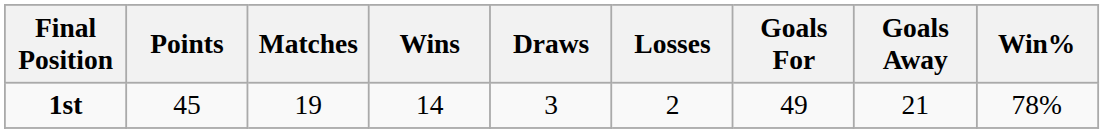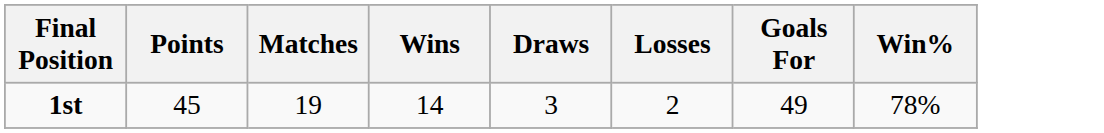- column: (915, 43)
